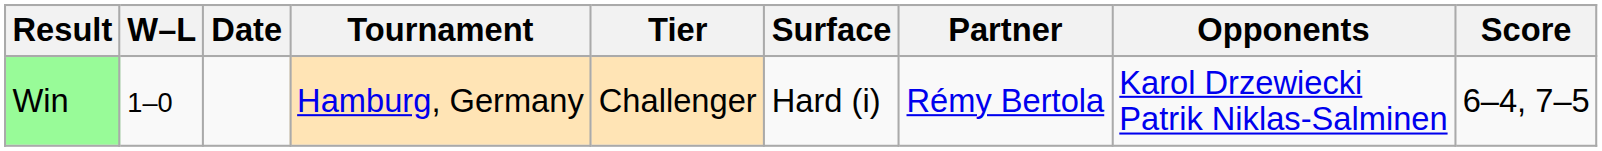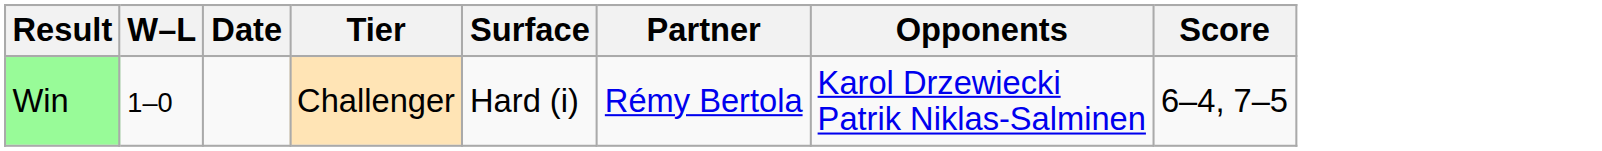- column: (440, 30)
